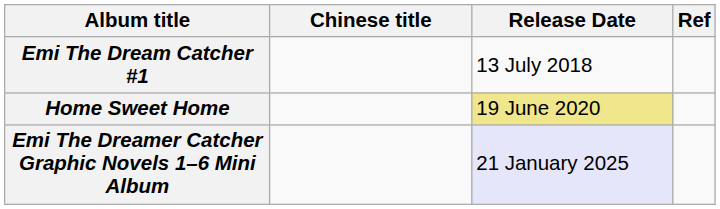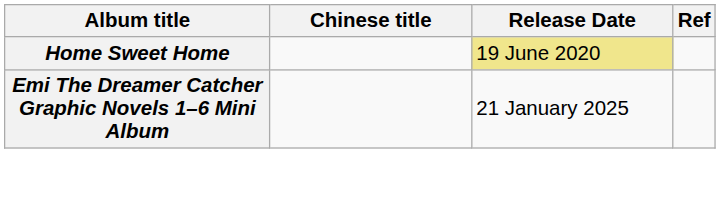- row: (137, 64)
(553, 164) lavender background -> (553, 108) no background
